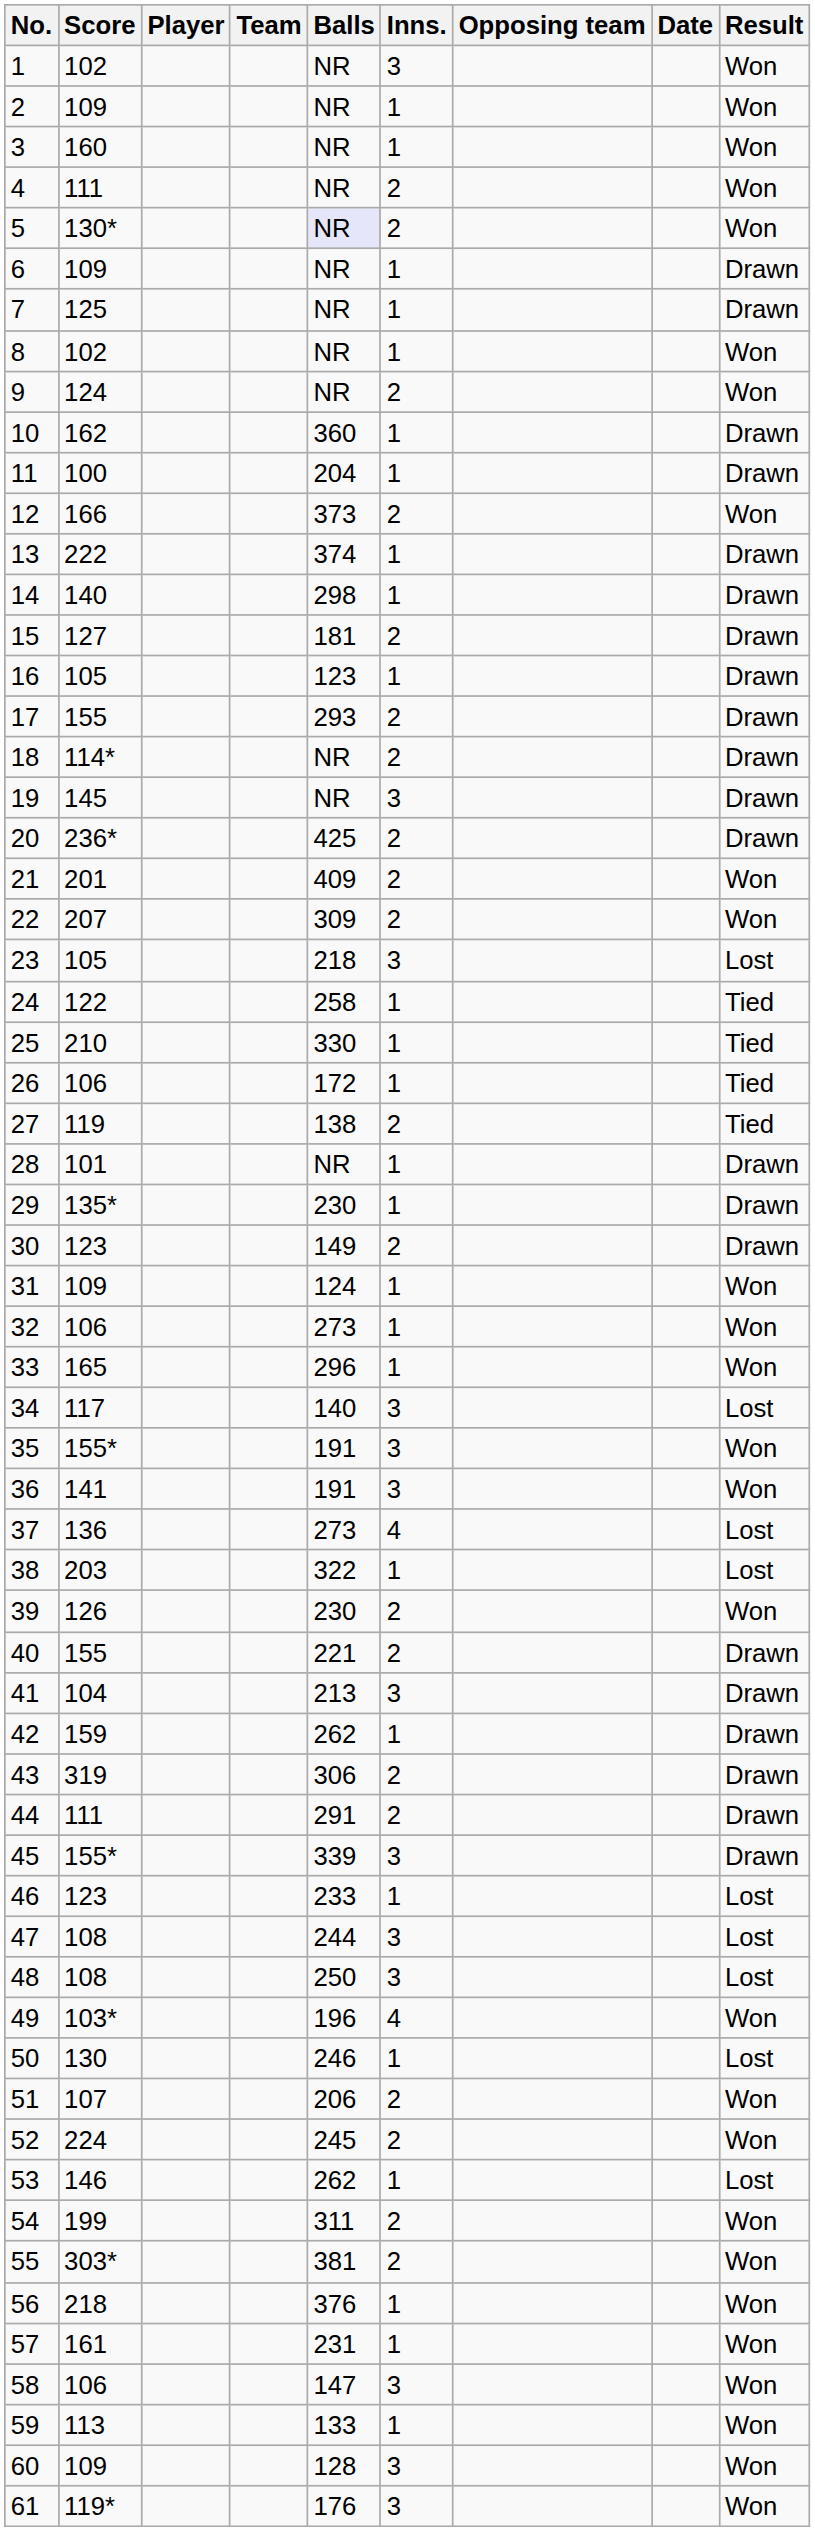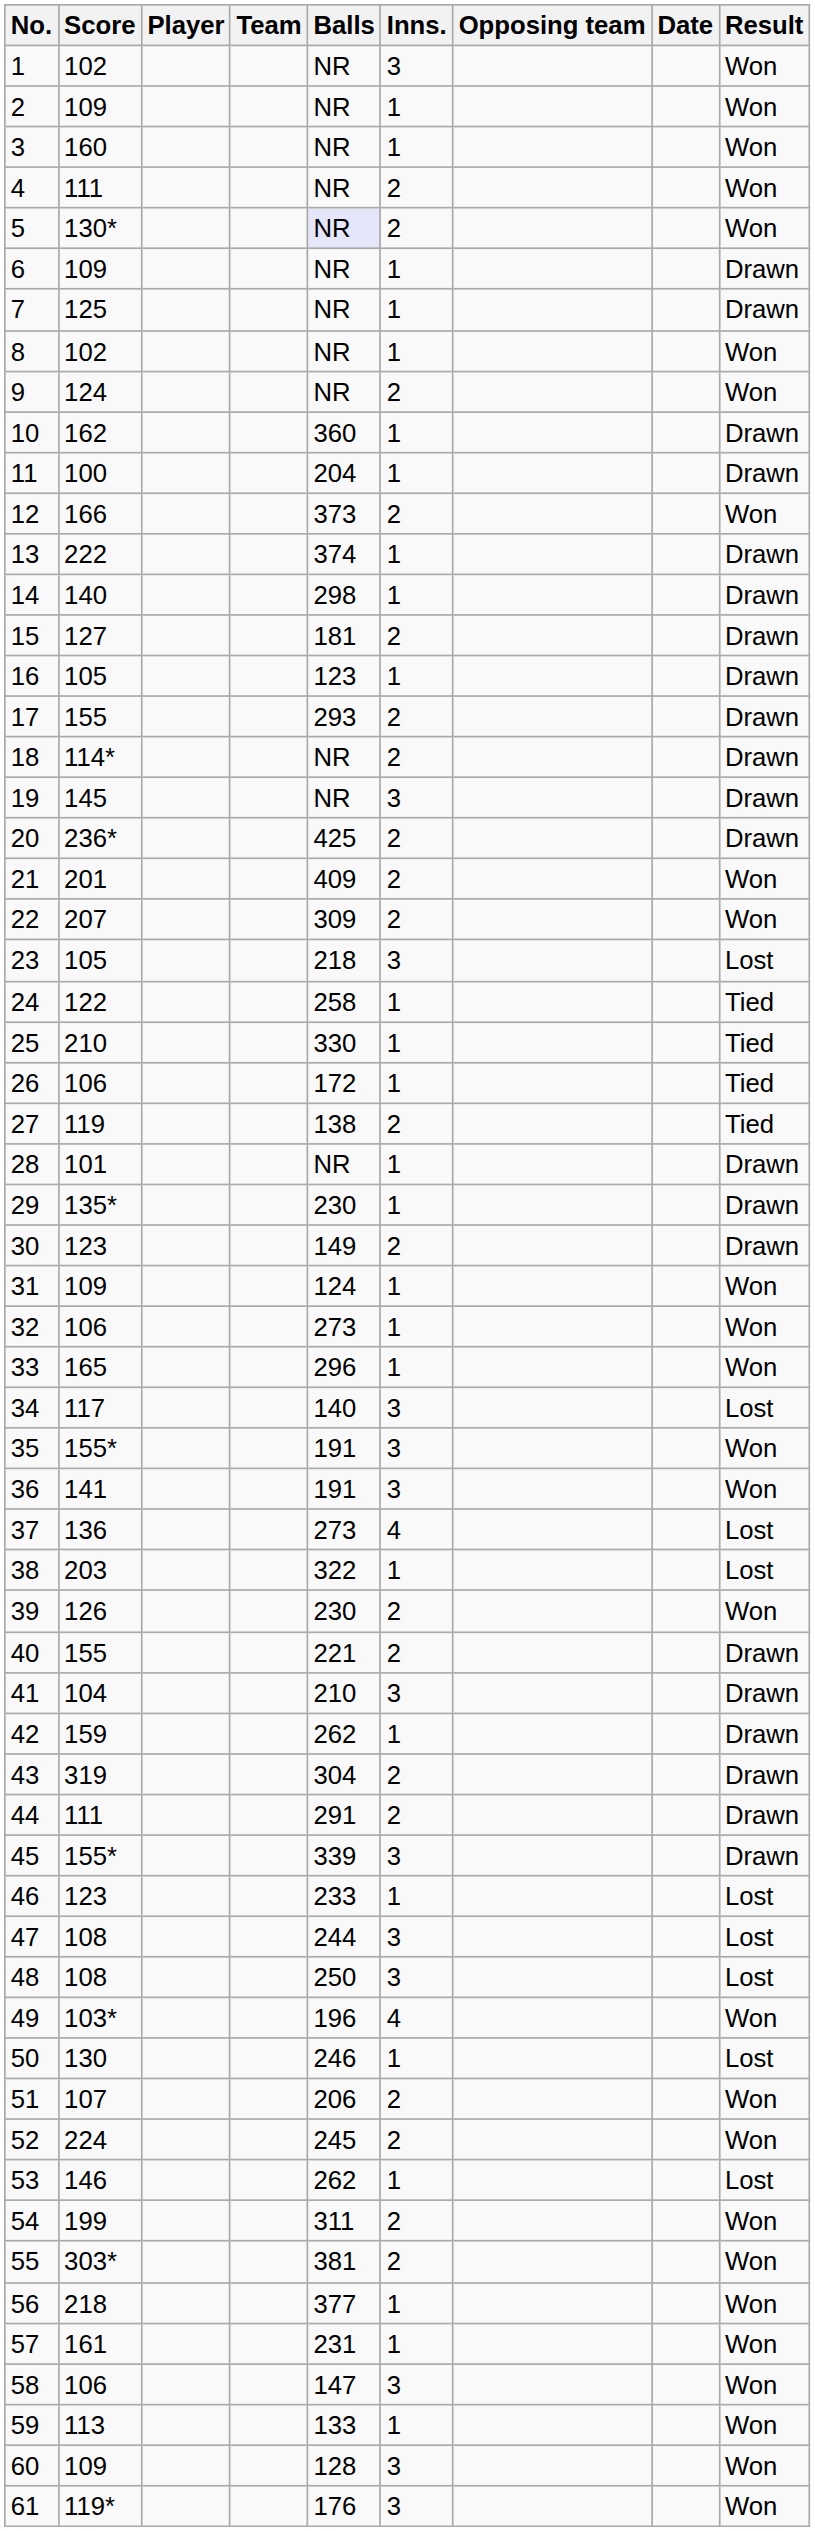(335, 1693) 213 -> (335, 1693) 210
(335, 1774) 306 -> (335, 1774) 304
(335, 2303) 376 -> (335, 2303) 377
